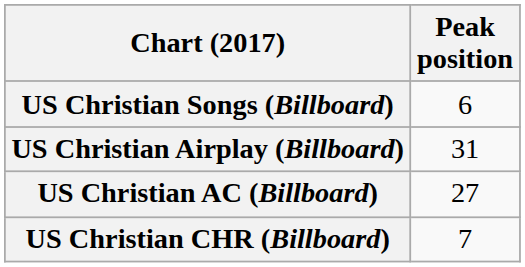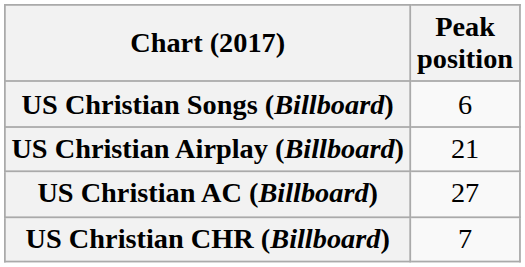(465, 148) 31 -> (465, 148) 21
